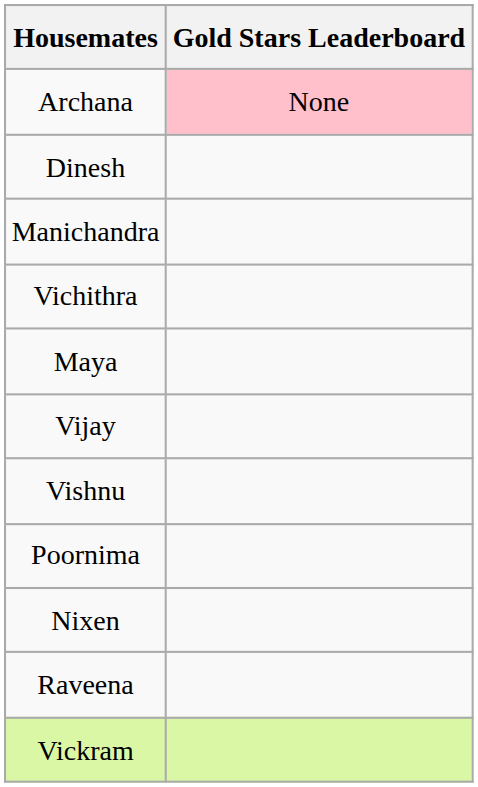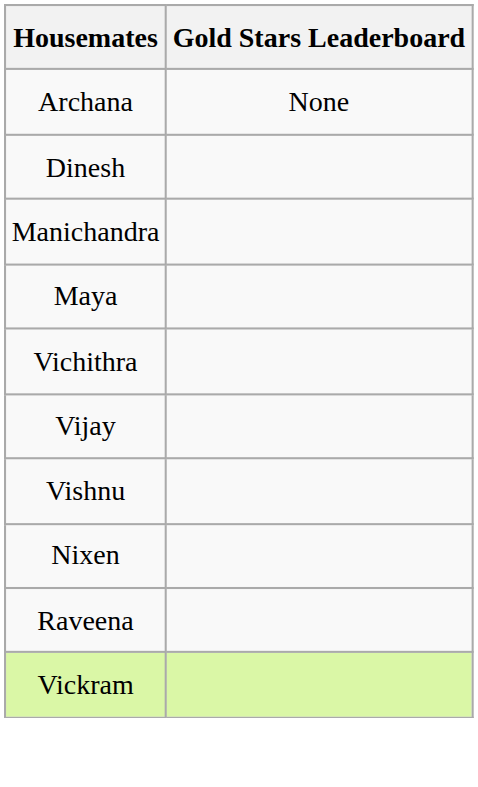(319, 102) pink background -> (319, 102) no background
rows swapped: (86, 361) <-> (86, 296)
- row: (86, 555)
